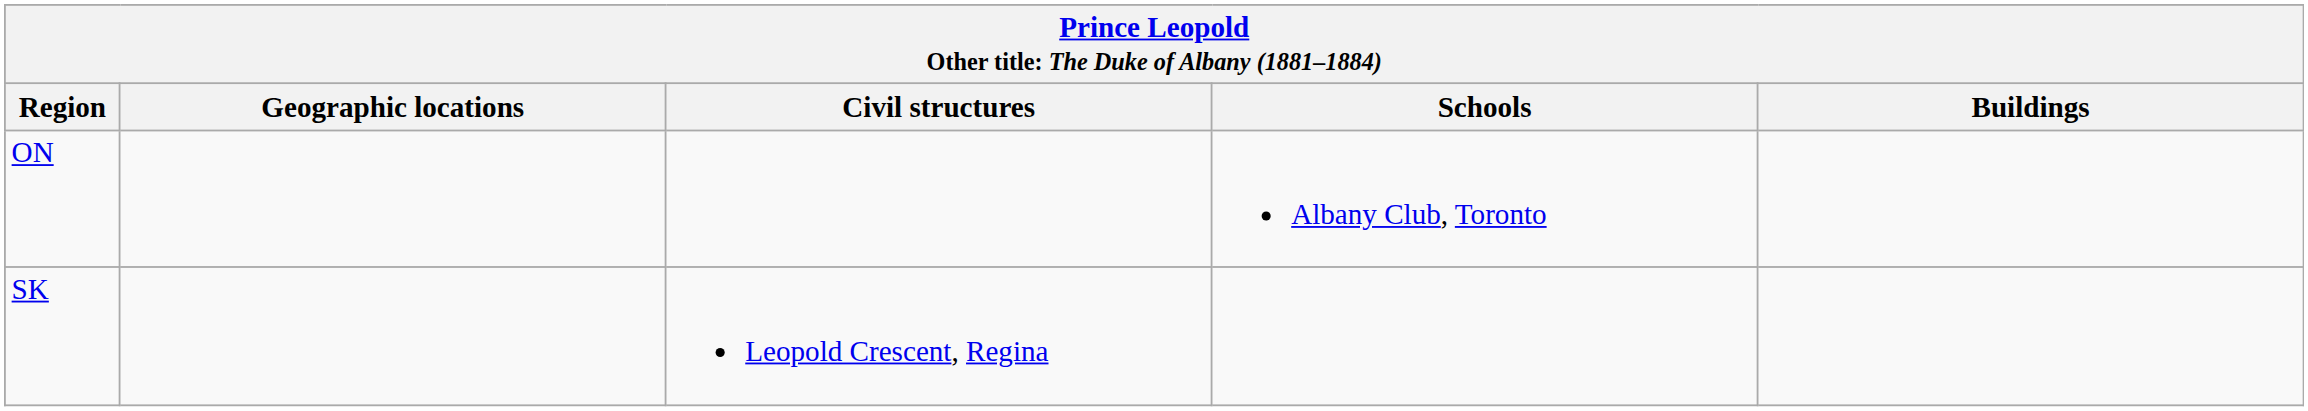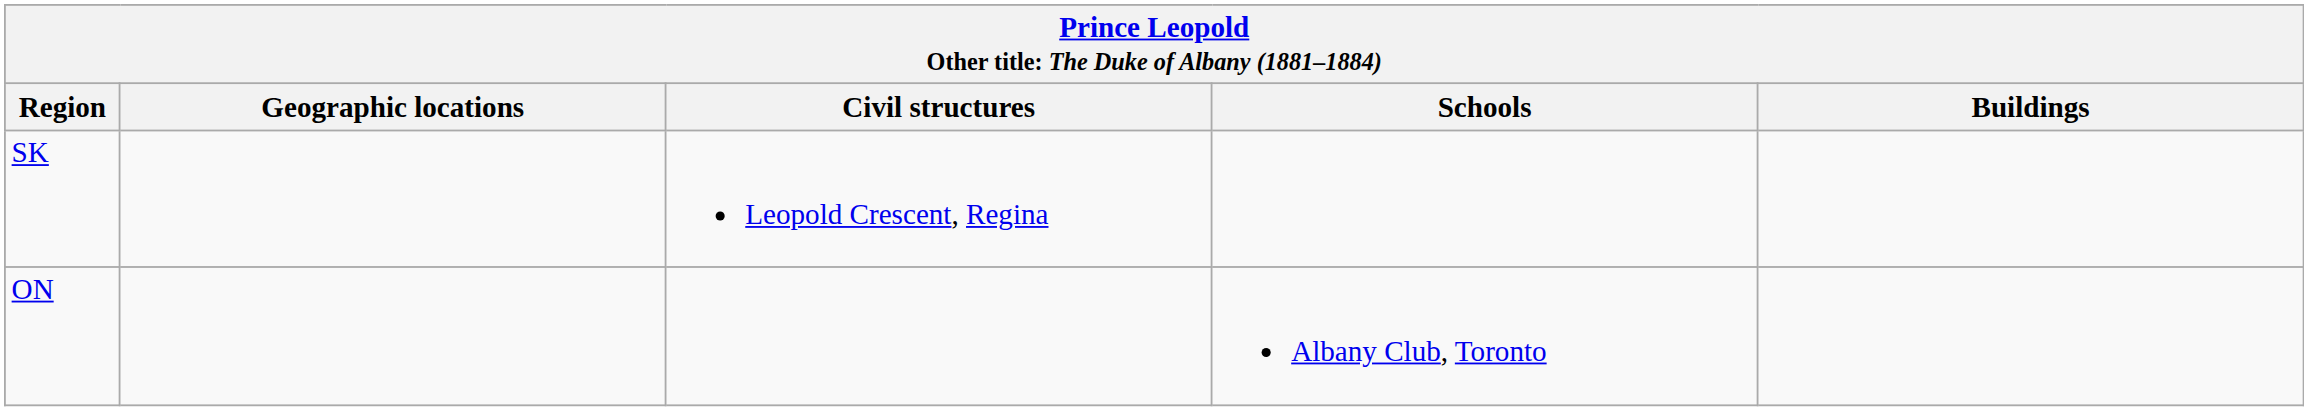rows swapped: (33, 152) <-> (30, 289)
